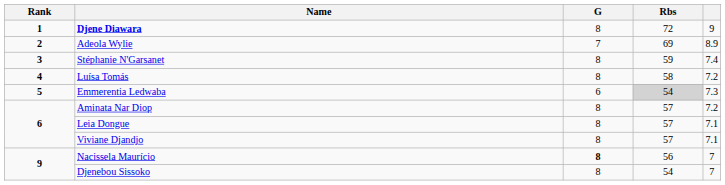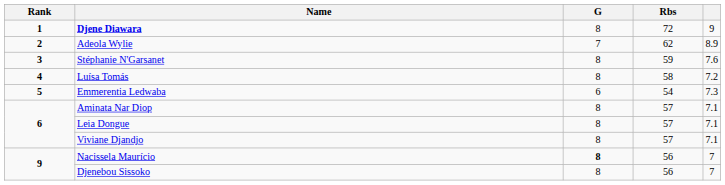(668, 44) 69 -> (668, 44) 62
(712, 60) 7.4 -> (712, 60) 7.6
(668, 92) lightgrey background -> (668, 92) no background
(712, 108) 7.2 -> (712, 108) 7.1
(668, 172) 54 -> (668, 172) 56
